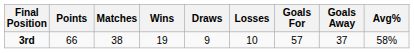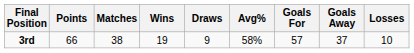columns swapped: (252, 18) <-> (387, 18)
